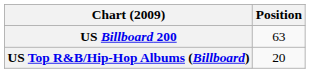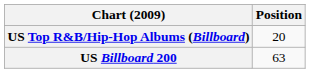rows swapped: (129, 36) <-> (129, 57)
